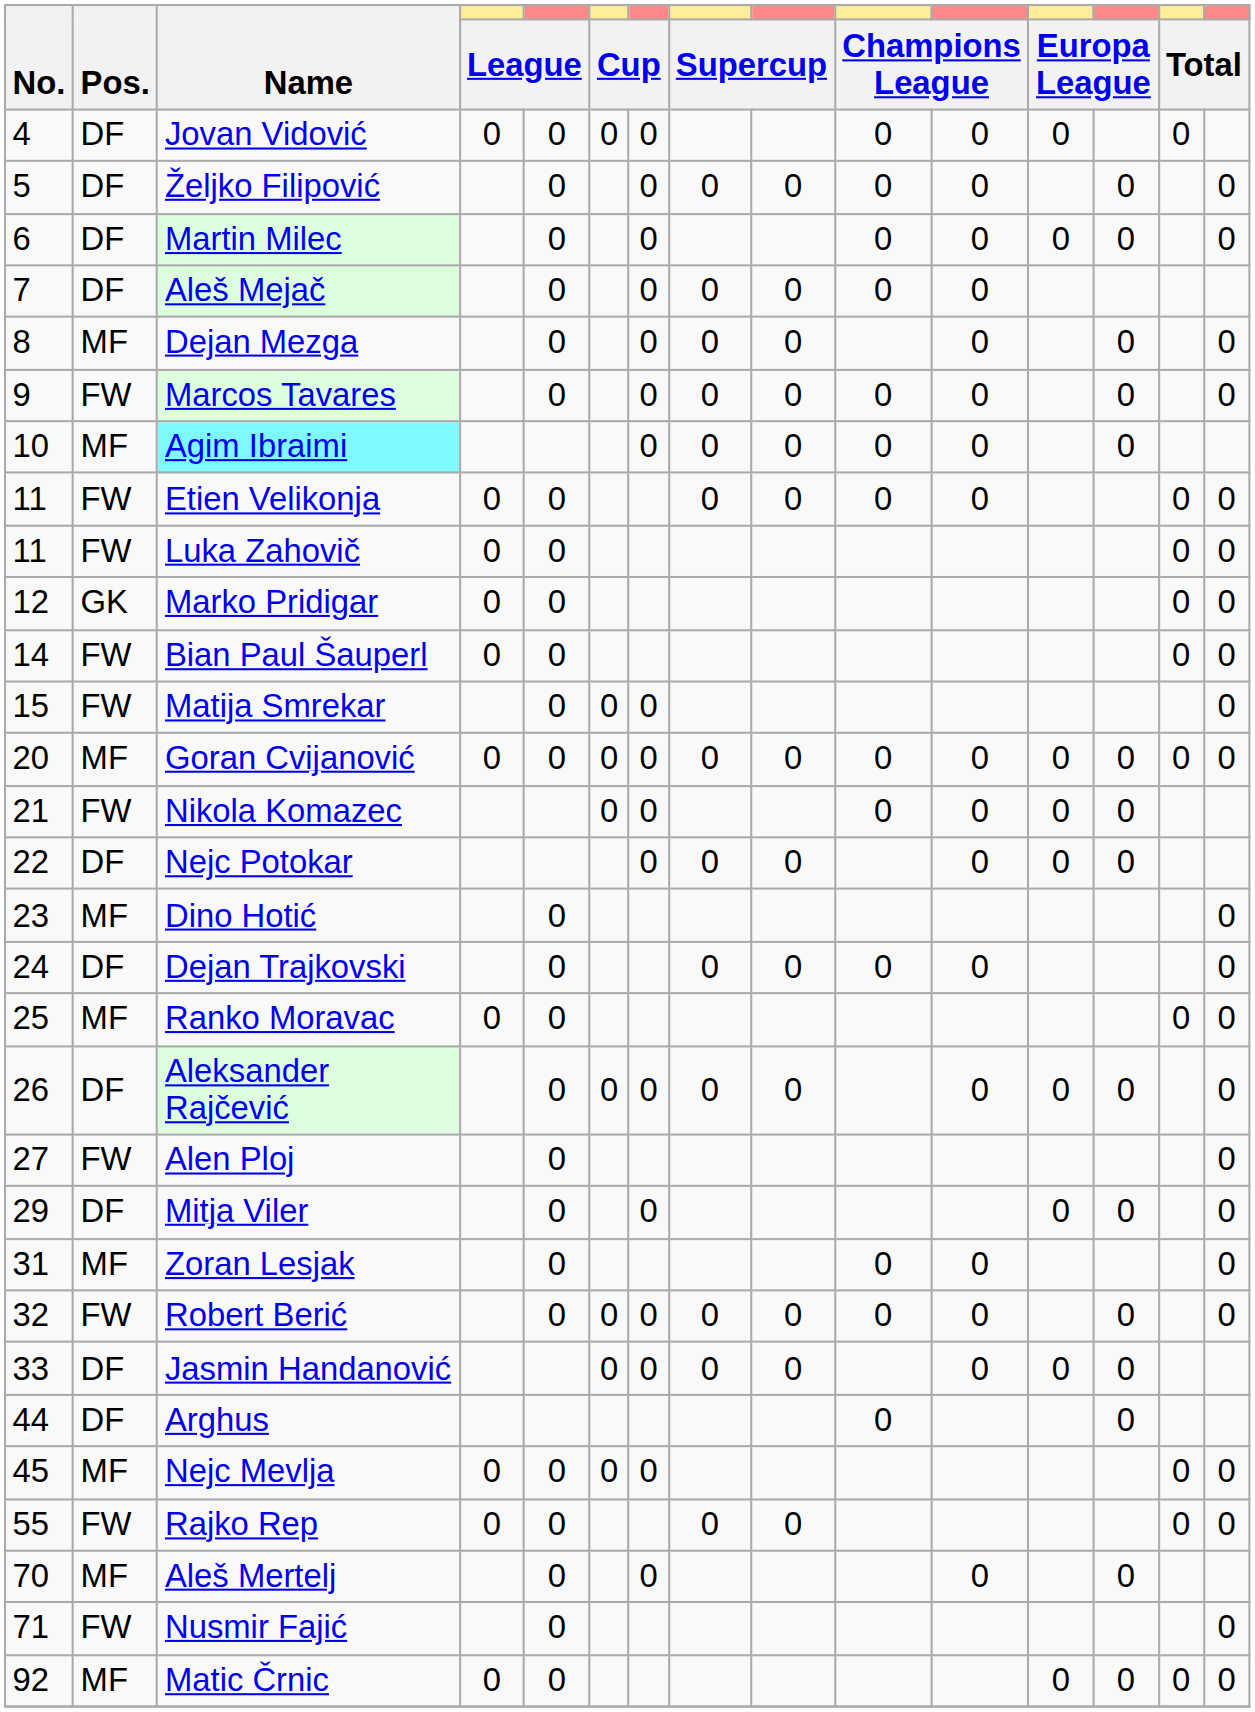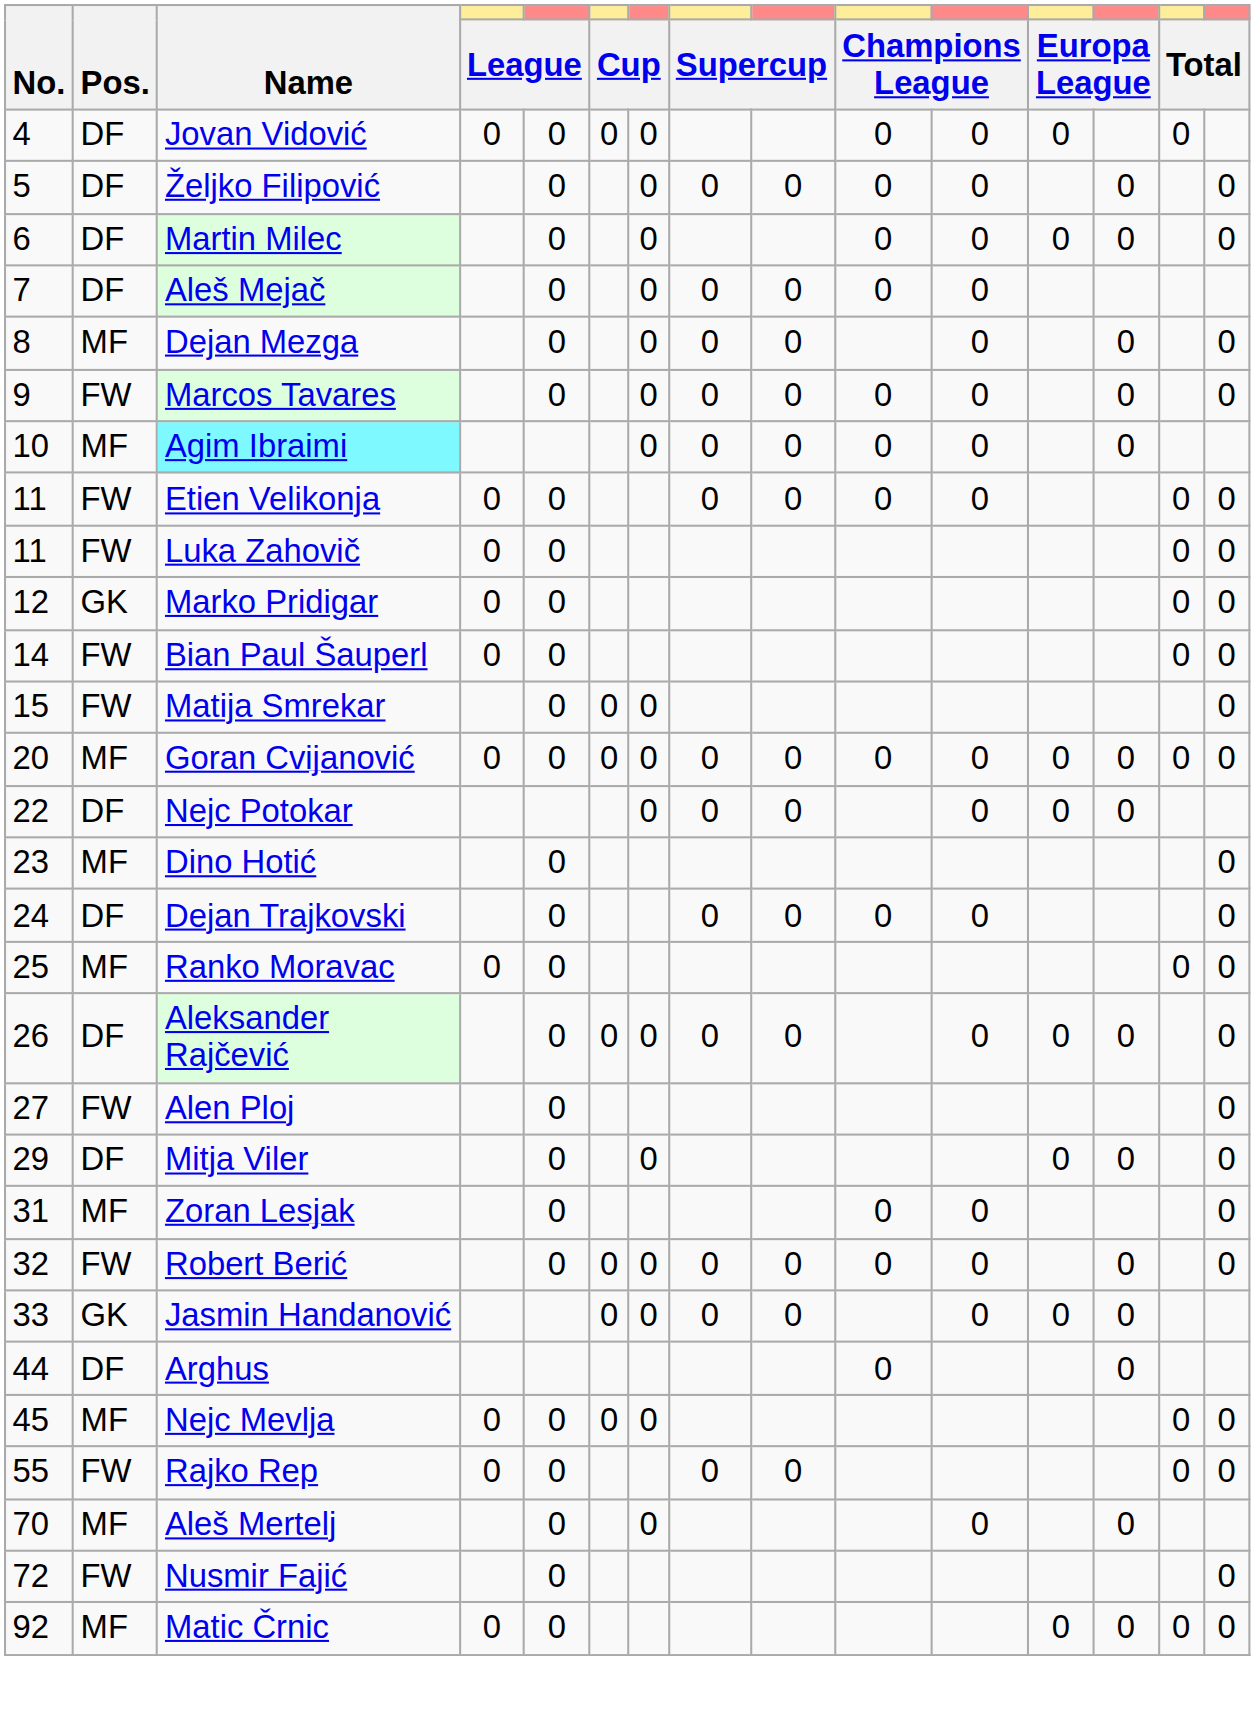- row: (283, 810)
(102, 1367) DF -> (104, 1315) GK
(31, 1627) 71 -> (31, 1575) 72
